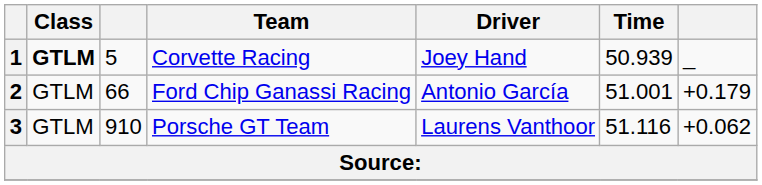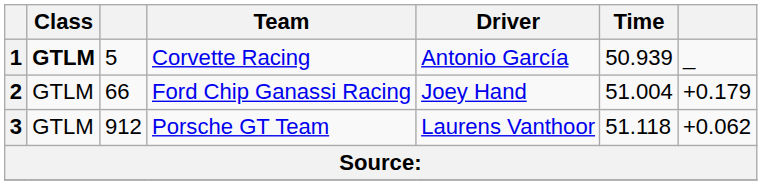(474, 57) Joey Hand -> (495, 57) Antonio García
(495, 92) Antonio García -> (474, 92) Joey Hand
(639, 92) 51.001 -> (639, 92) 51.004
(123, 127) 910 -> (123, 127) 912
(638, 127) 51.116 -> (638, 127) 51.118
